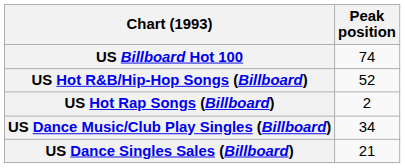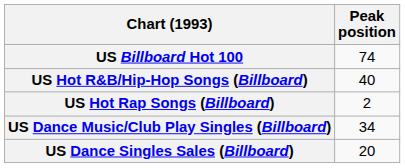(367, 80) 52 -> (367, 80) 40
(367, 151) 21 -> (367, 151) 20
